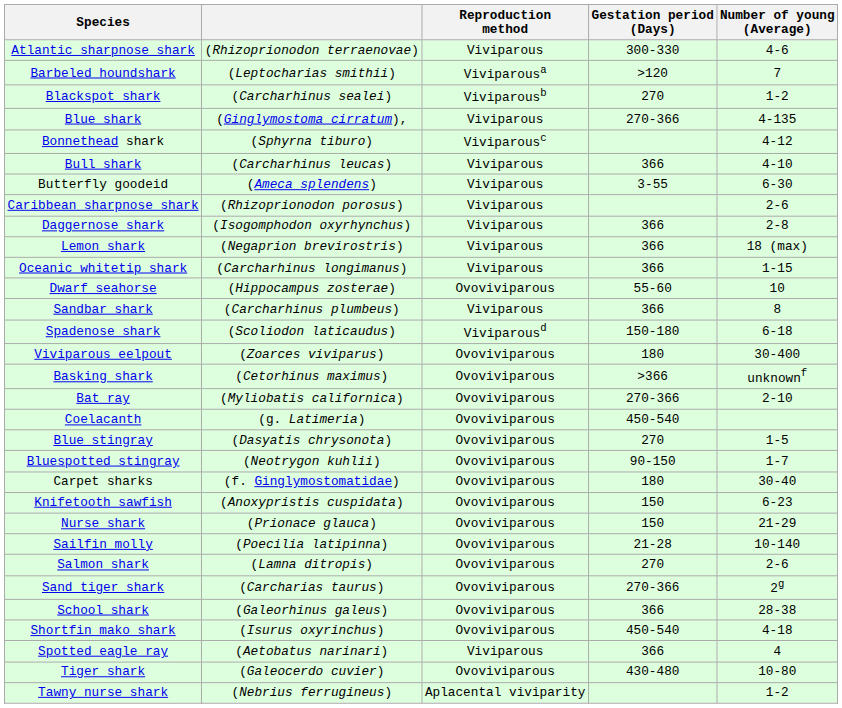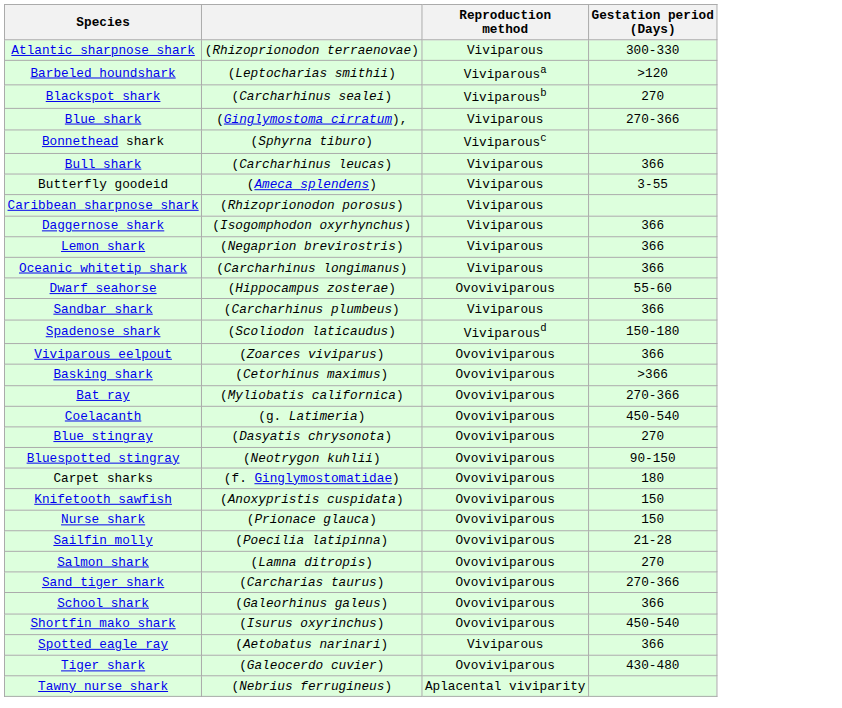- column: (777, 22)
(653, 354) 180 -> (653, 354) 366
